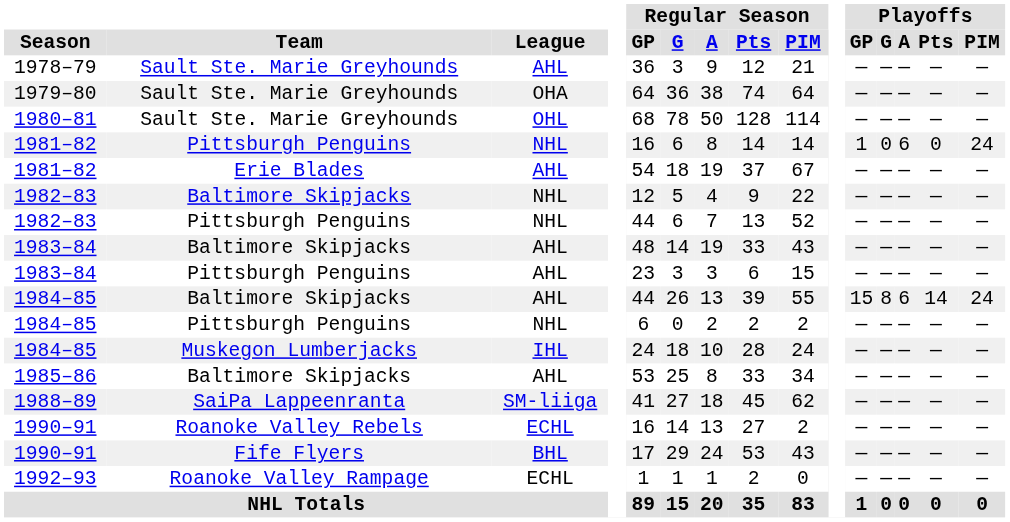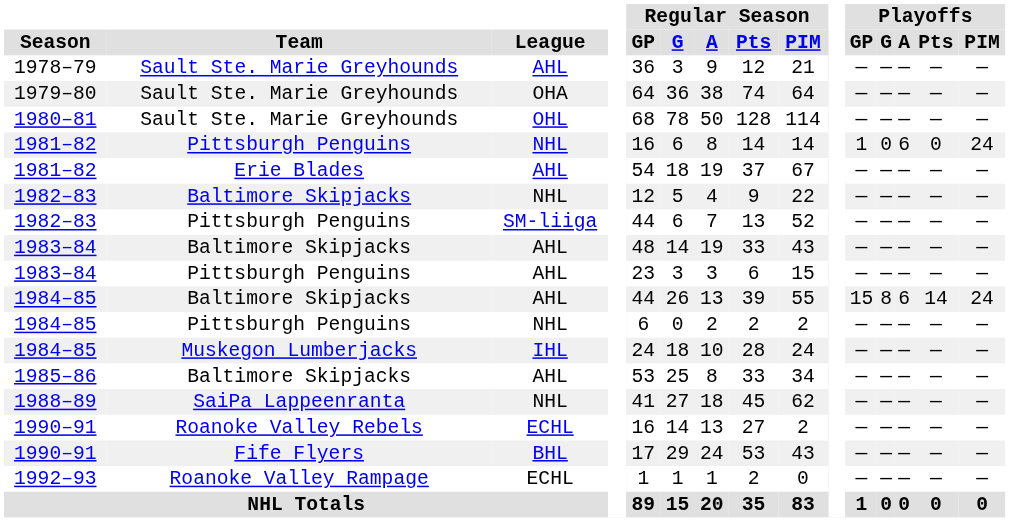(550, 222) NHL -> (550, 222) SM-liiga
(550, 402) SM-liiga -> (550, 402) NHL
